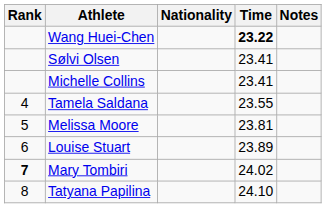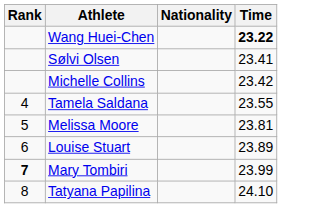- column: (299, 15)
(256, 81) 23.41 -> (256, 81) 23.42
(256, 170) 24.02 -> (256, 170) 23.99
